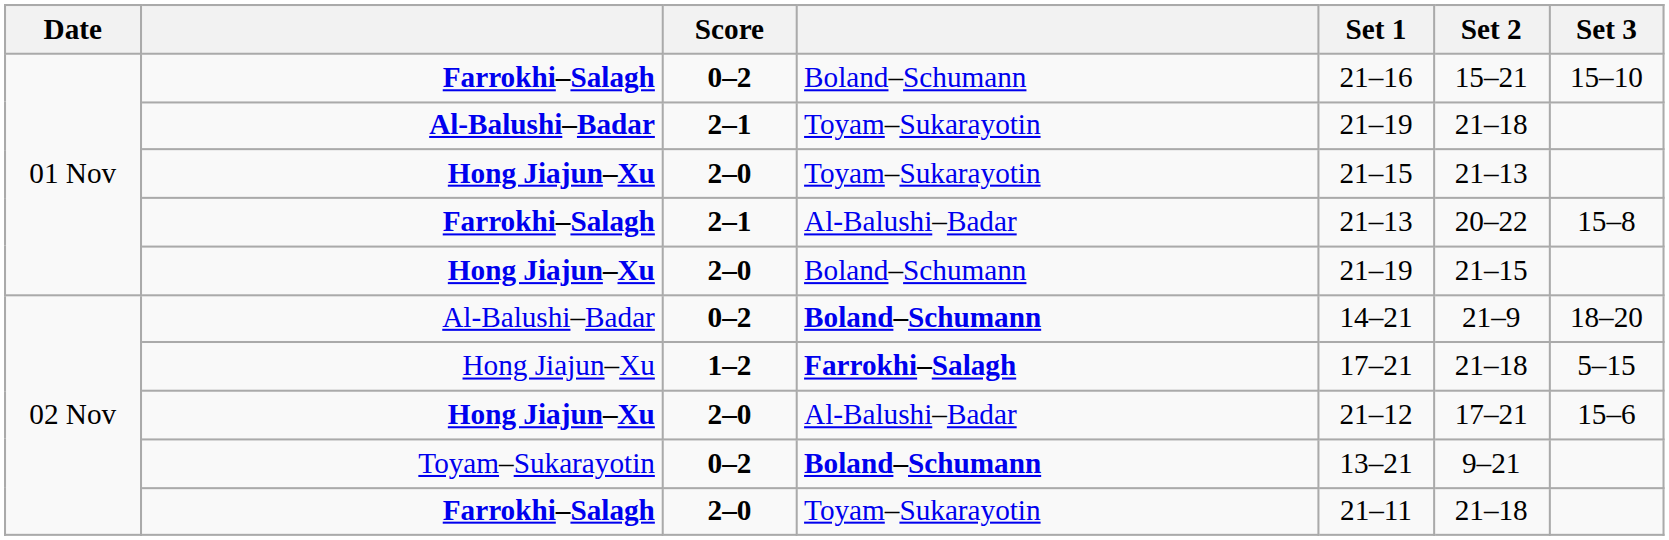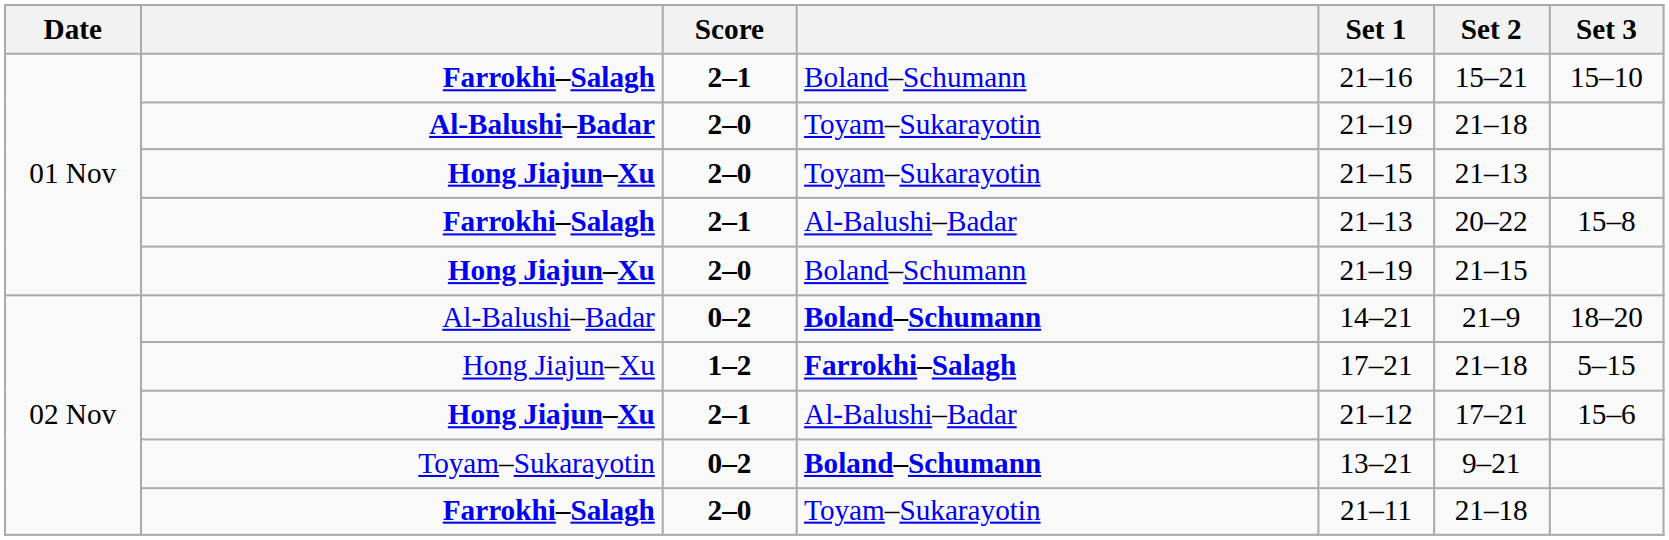(729, 77) 0–2 -> (729, 77) 2–1
(729, 125) 2–1 -> (729, 125) 2–0
(729, 414) 2–0 -> (729, 414) 2–1
